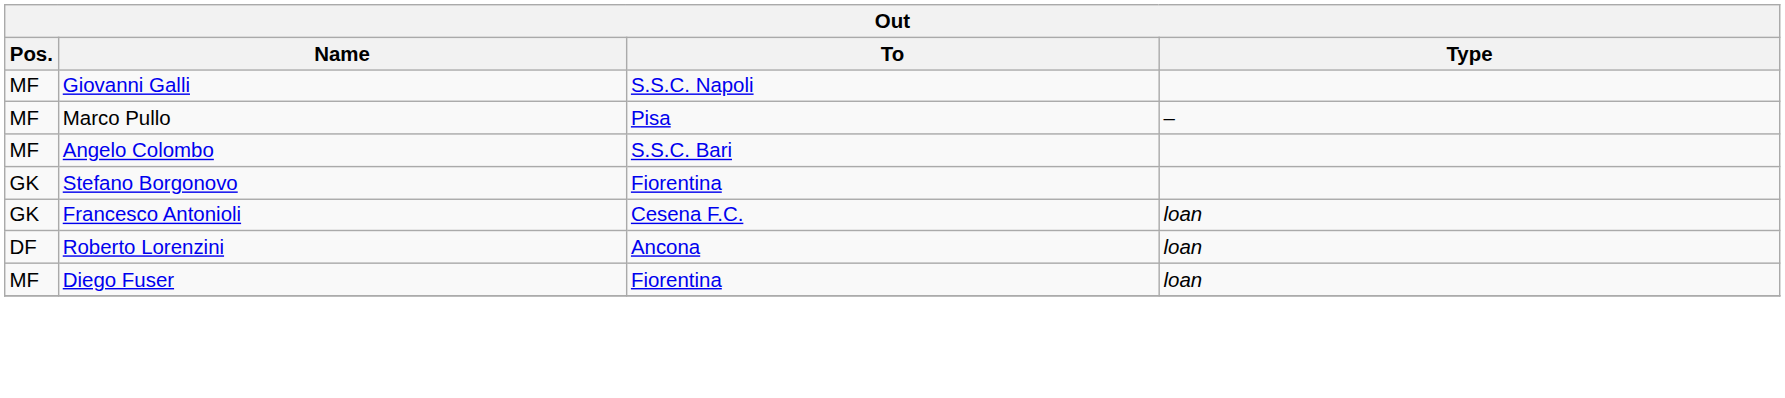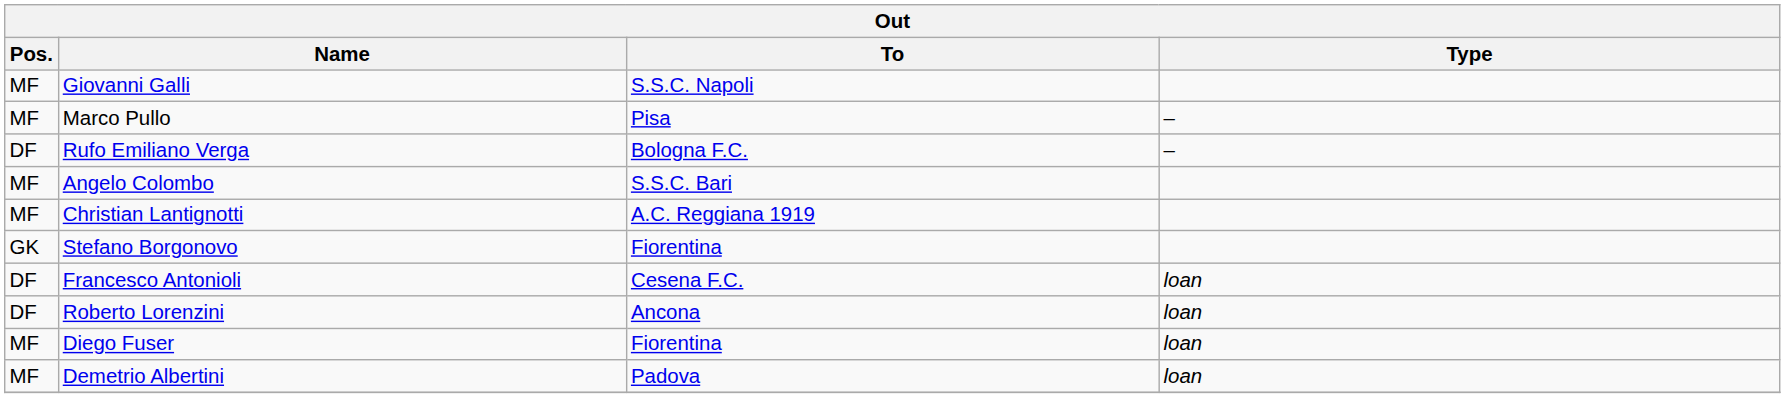+ row: (156, 150)
+ row: (153, 215)
(24, 215) GK -> (23, 280) DF
+ row: (143, 377)
